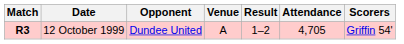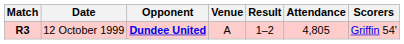(166, 30) normal -> (168, 30) bold
(312, 30) 4,705 -> (316, 30) 4,805
